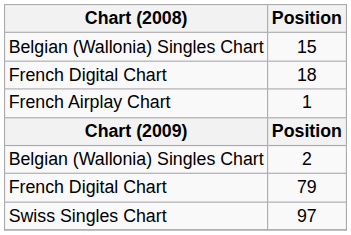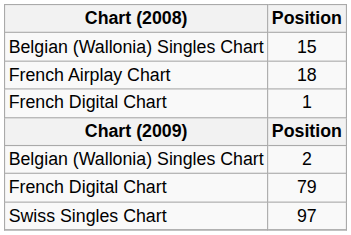(88, 74) French Digital Chart -> (90, 74) French Airplay Chart
(90, 103) French Airplay Chart -> (88, 103) French Digital Chart
